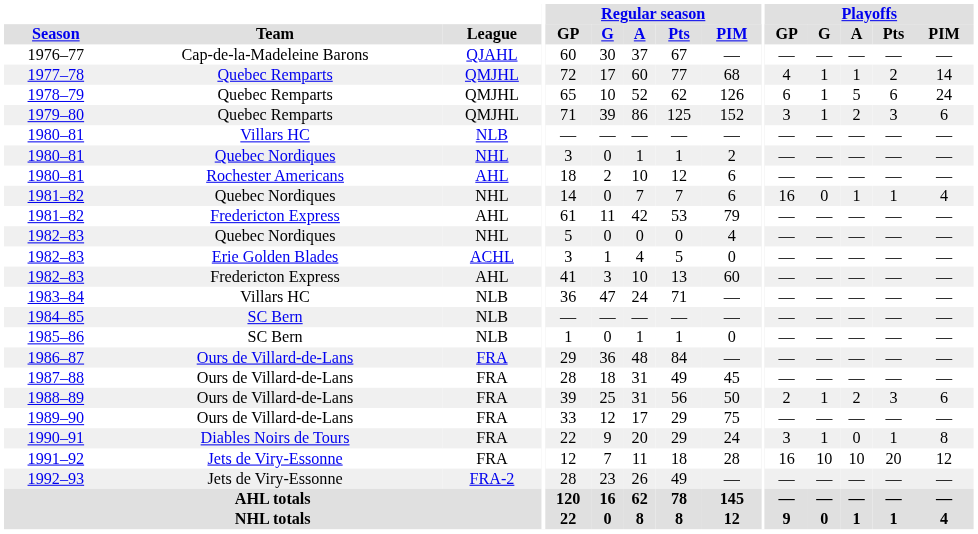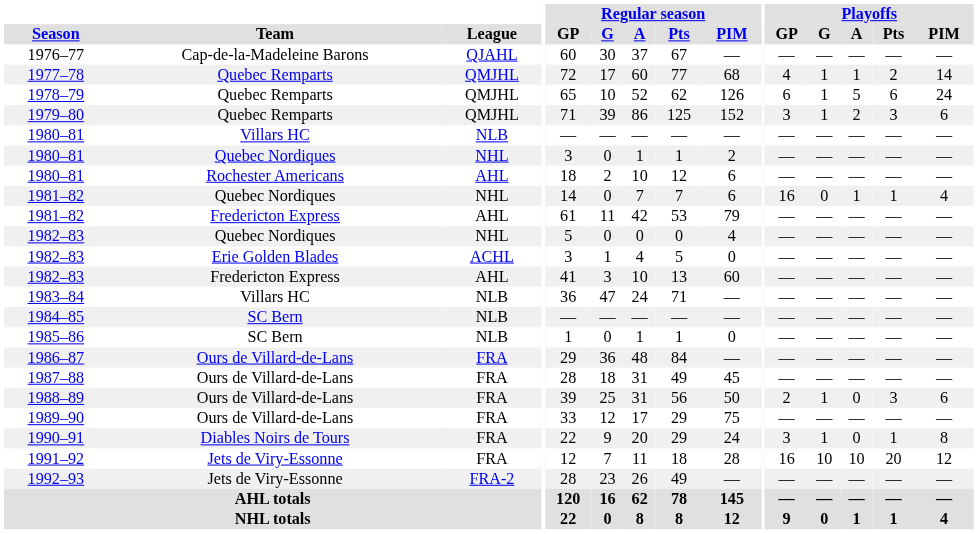(857, 397) 2 -> (857, 397) 0
